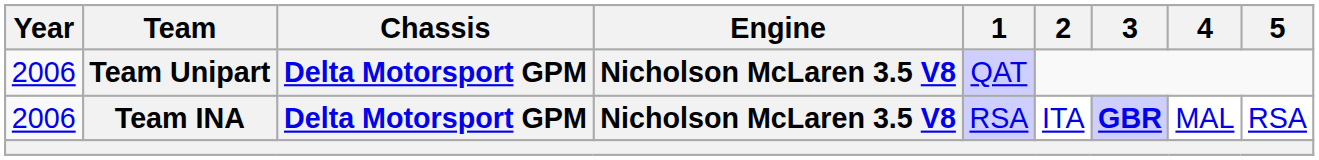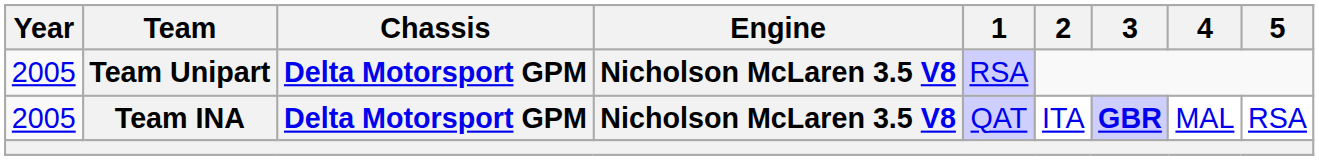(44, 72) 2006 -> (44, 72) 2005
(999, 72) QAT -> (999, 72) RSA
(44, 118) 2006 -> (44, 118) 2005
(999, 118) RSA -> (999, 118) QAT
